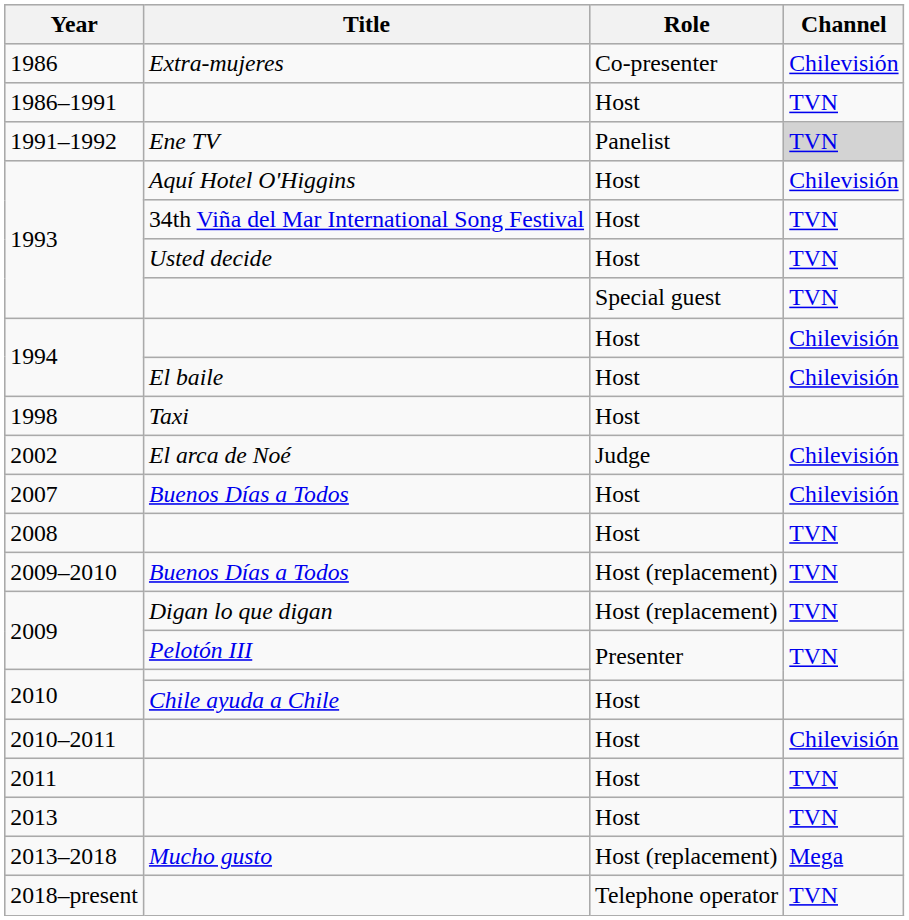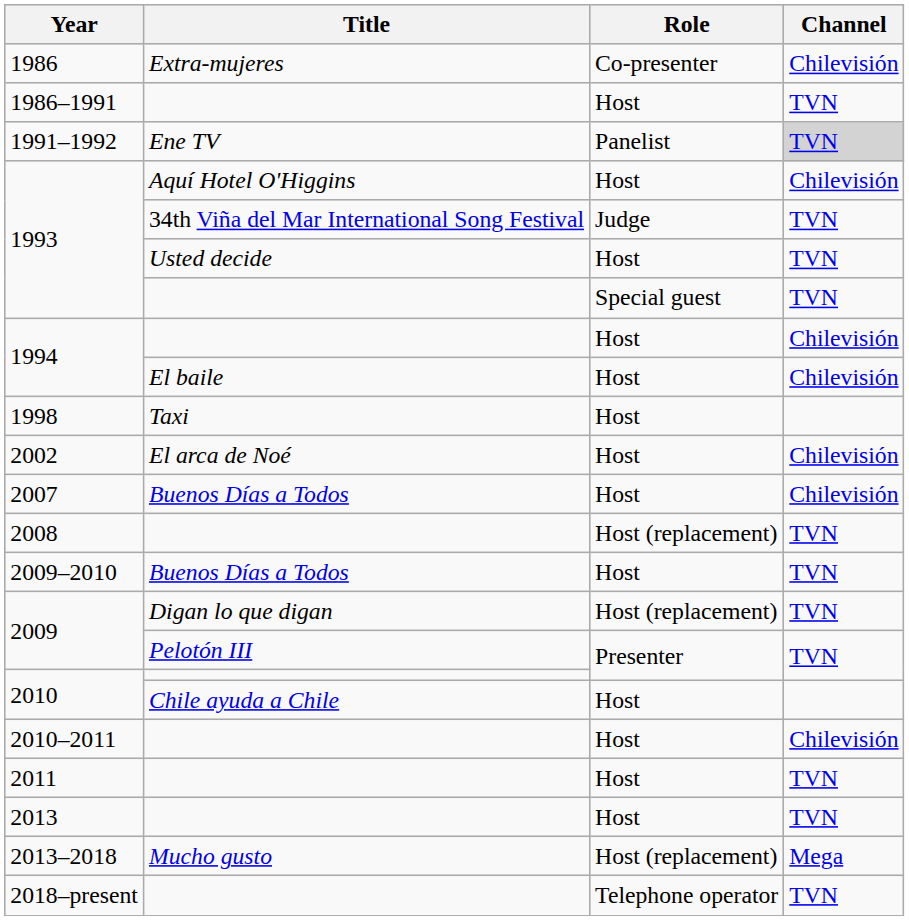(617, 219) Host -> (623, 219) Judge
(623, 454) Judge -> (617, 454) Host
(617, 532) Host -> (686, 532) Host (replacement)
(686, 571) Host (replacement) -> (617, 571) Host
